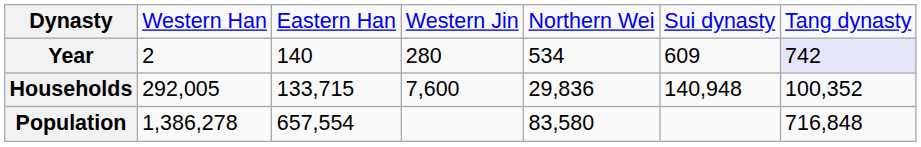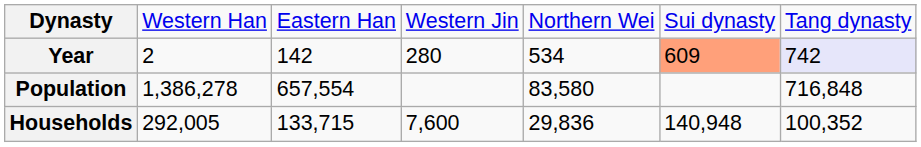(295, 55) 140 -> (295, 55) 142
(682, 55) no background -> (682, 55) lightsalmon background
rows swapped: (71, 89) <-> (71, 123)
